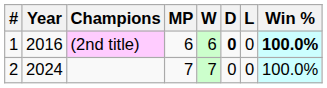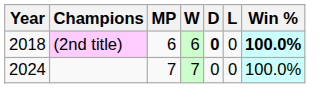- column: (14, 18)
(44, 44) 2016 -> (27, 44) 2018
